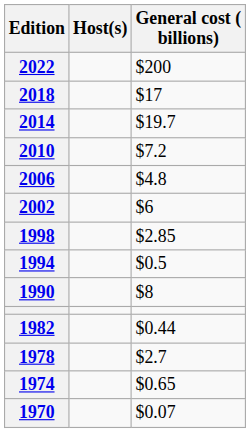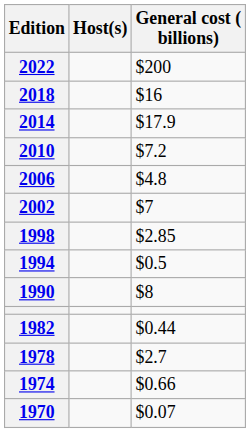(149, 94) $17 -> (149, 94) $16
(156, 123) $19.7 -> (156, 123) $17.9
(144, 207) $6 -> (144, 207) $7
(156, 384) $0.65 -> (156, 384) $0.66
